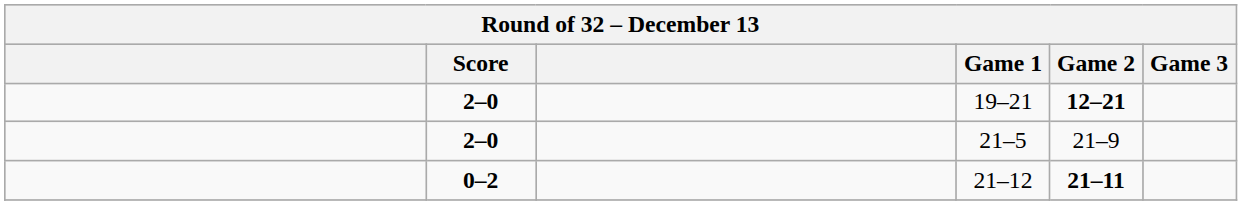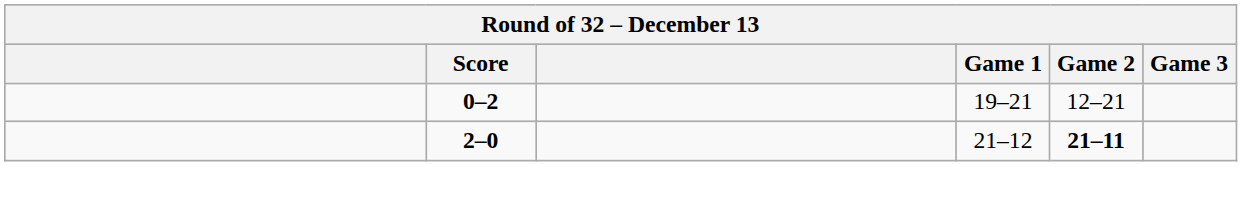(481, 102) 2–0 -> (481, 102) 0–2
(1096, 102) bold -> (1096, 102) normal
- row: (1003, 141)
(481, 180) 0–2 -> (481, 141) 2–0
